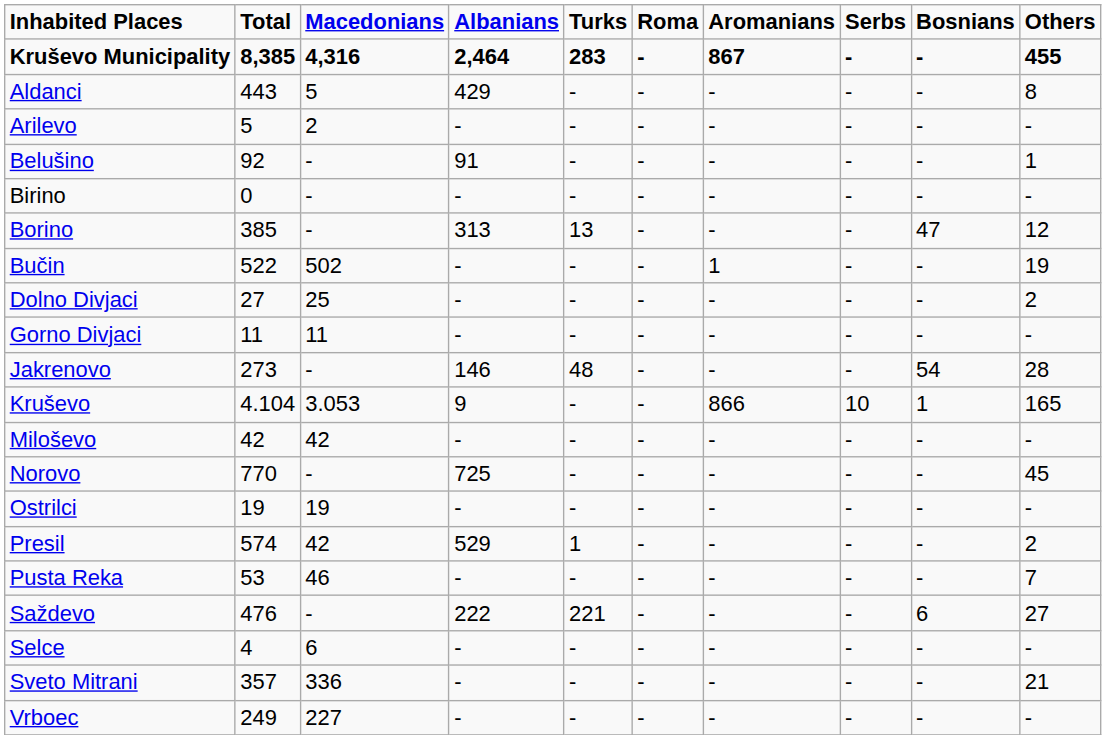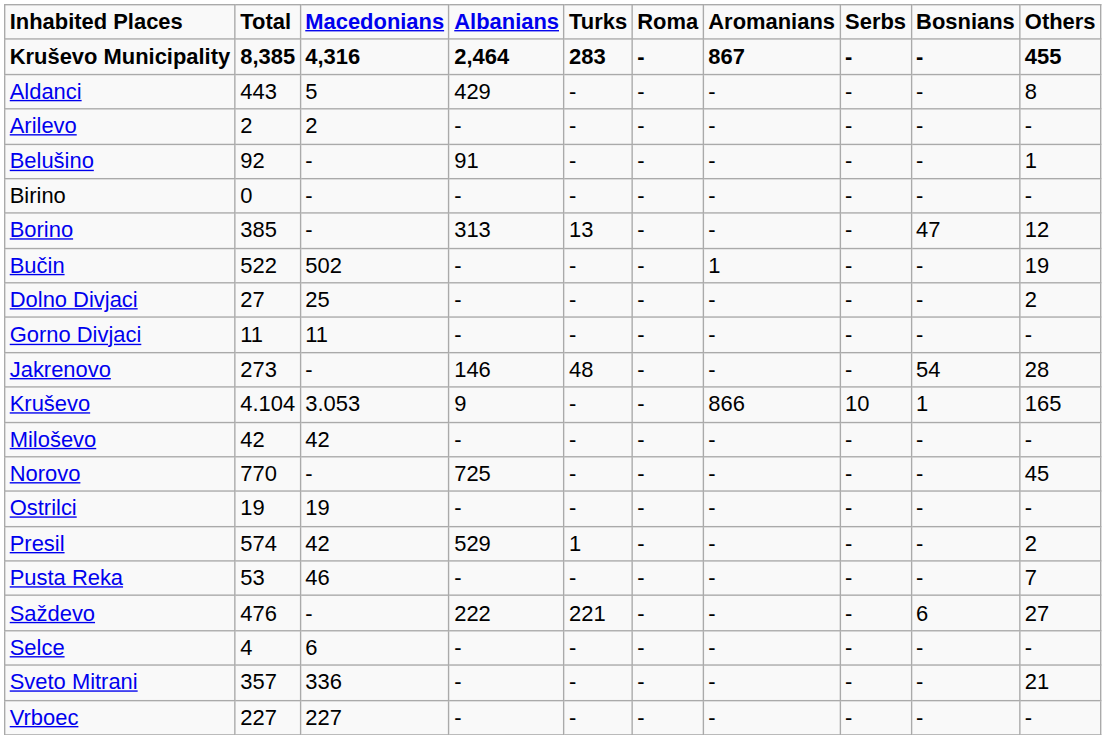(246, 126) 5 -> (246, 126) 2
(259, 717) 249 -> (259, 717) 227
